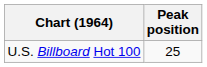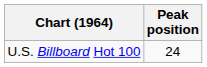(173, 51) 25 -> (173, 51) 24
